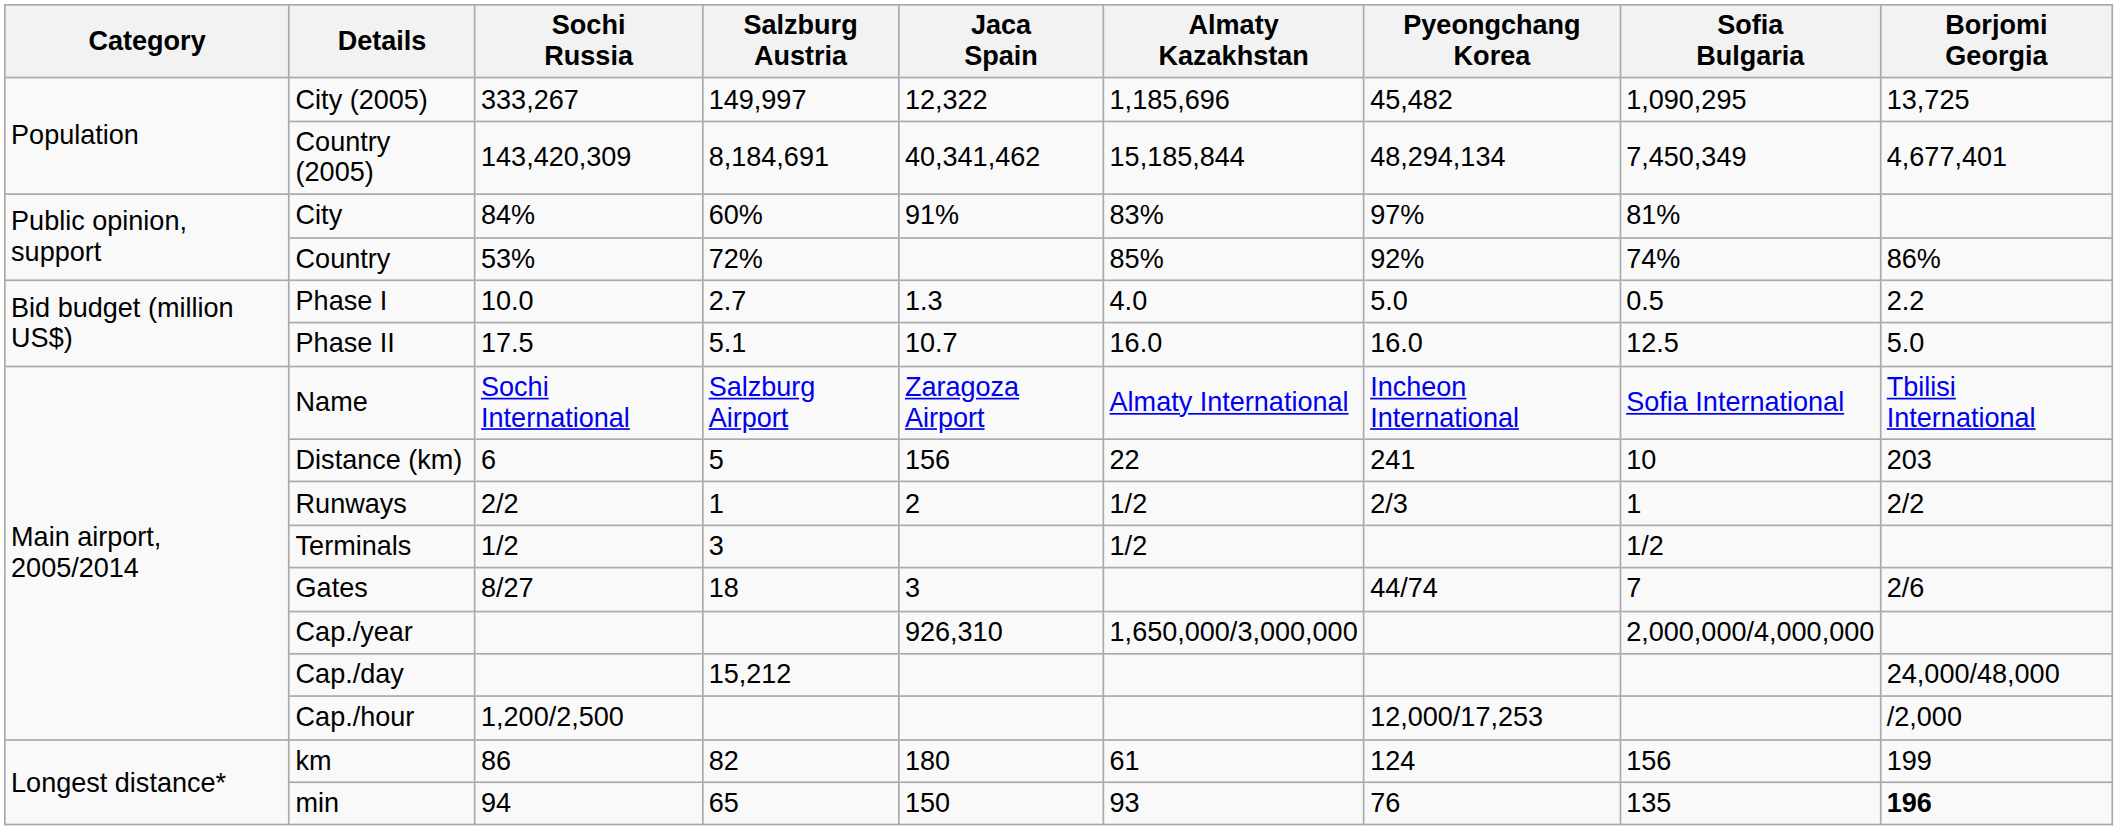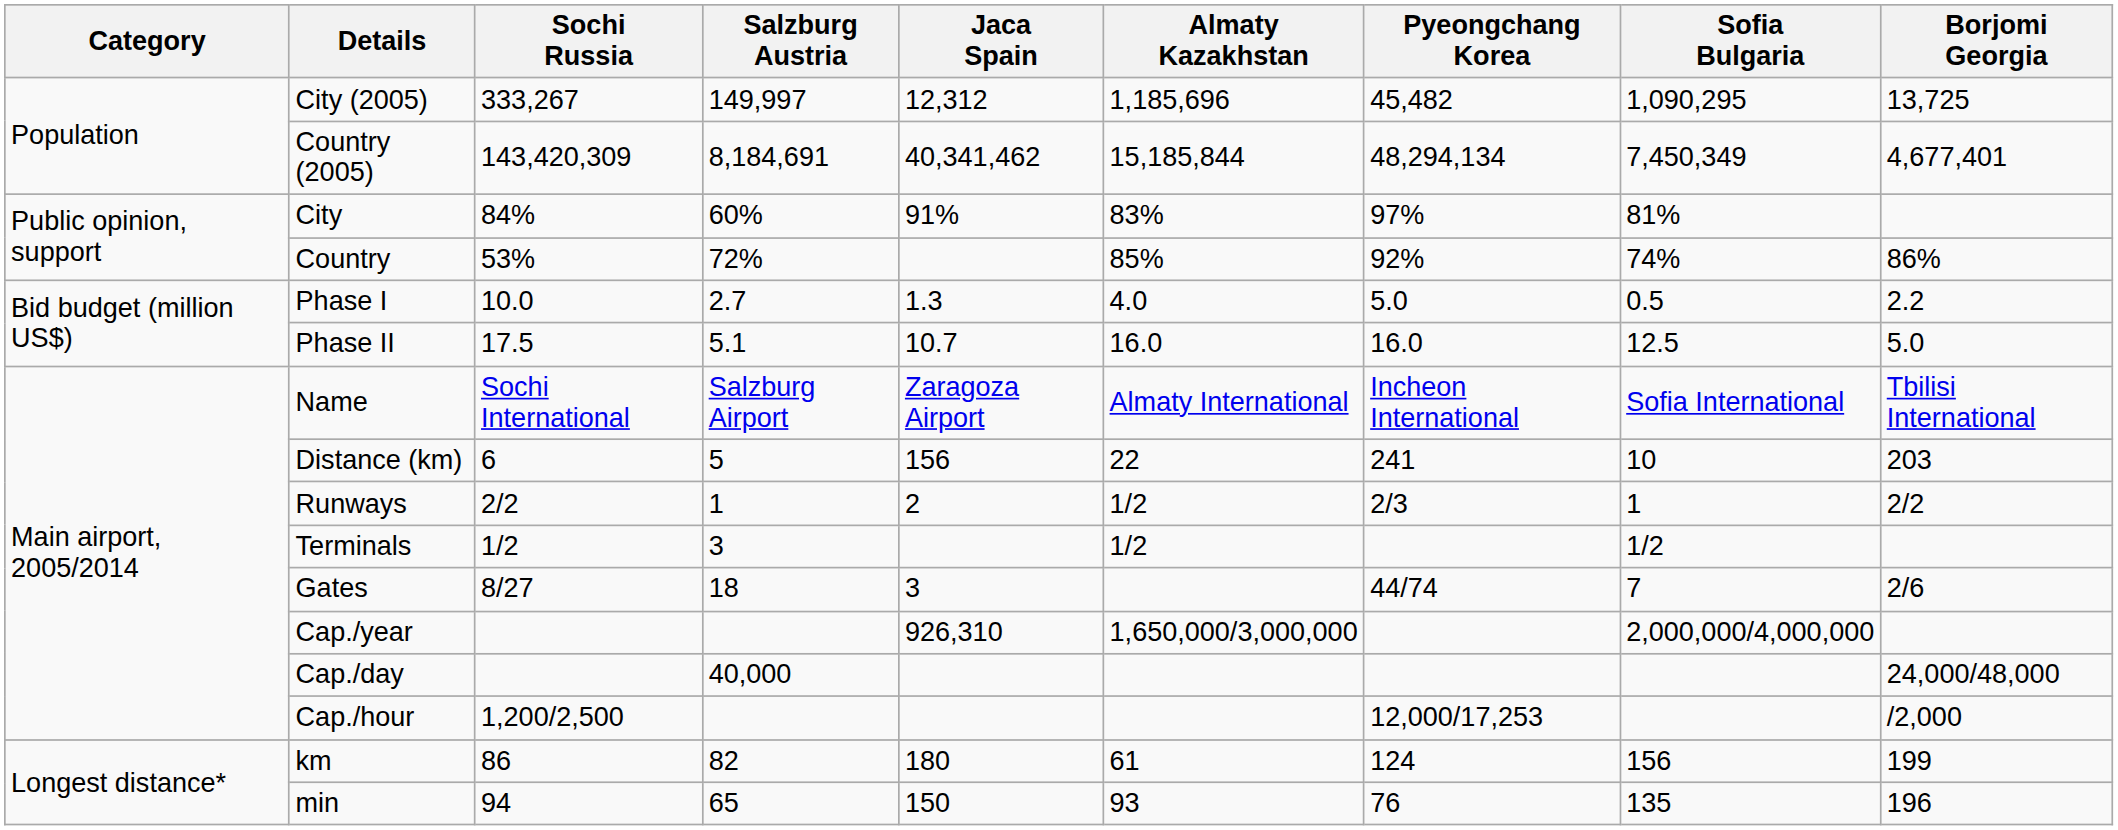(946, 99) 12,322 -> (946, 99) 12,312
(750, 674) 15,212 -> (750, 674) 40,000
(1909, 803) bold -> (1909, 803) normal
